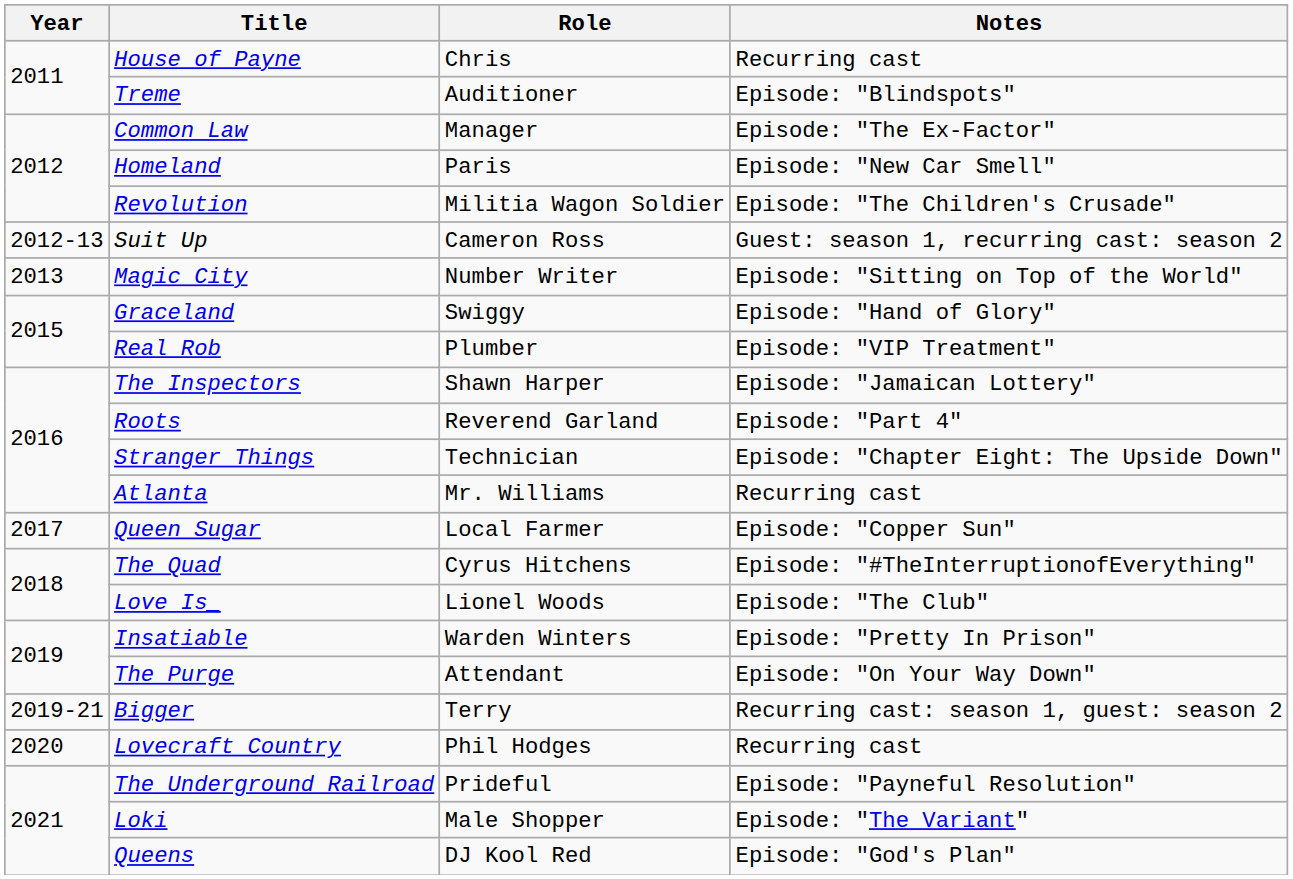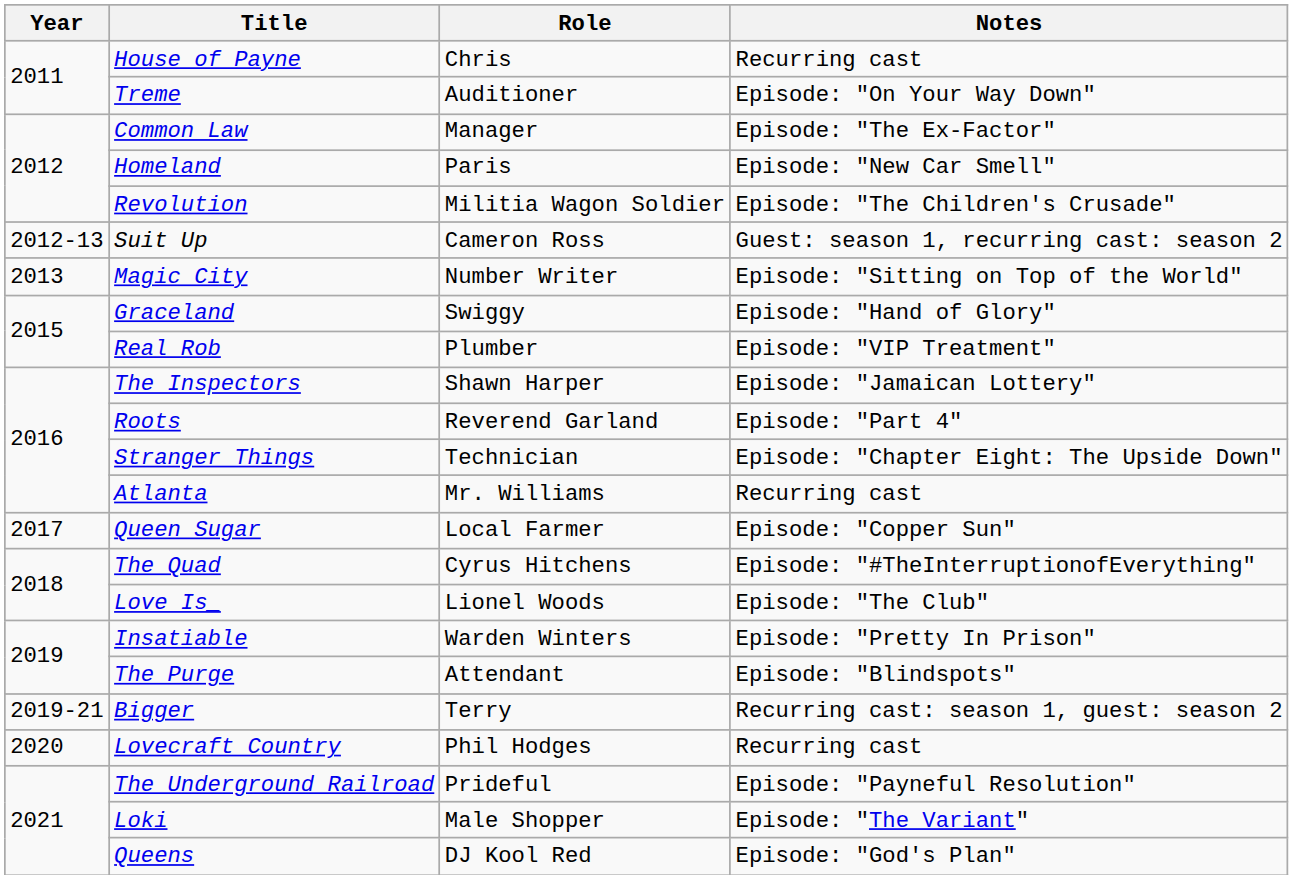(876, 95) Episode: "Blindspots" -> (916, 95) Episode: "On Your Way Down"
(916, 675) Episode: "On Your Way Down" -> (876, 675) Episode: "Blindspots"
